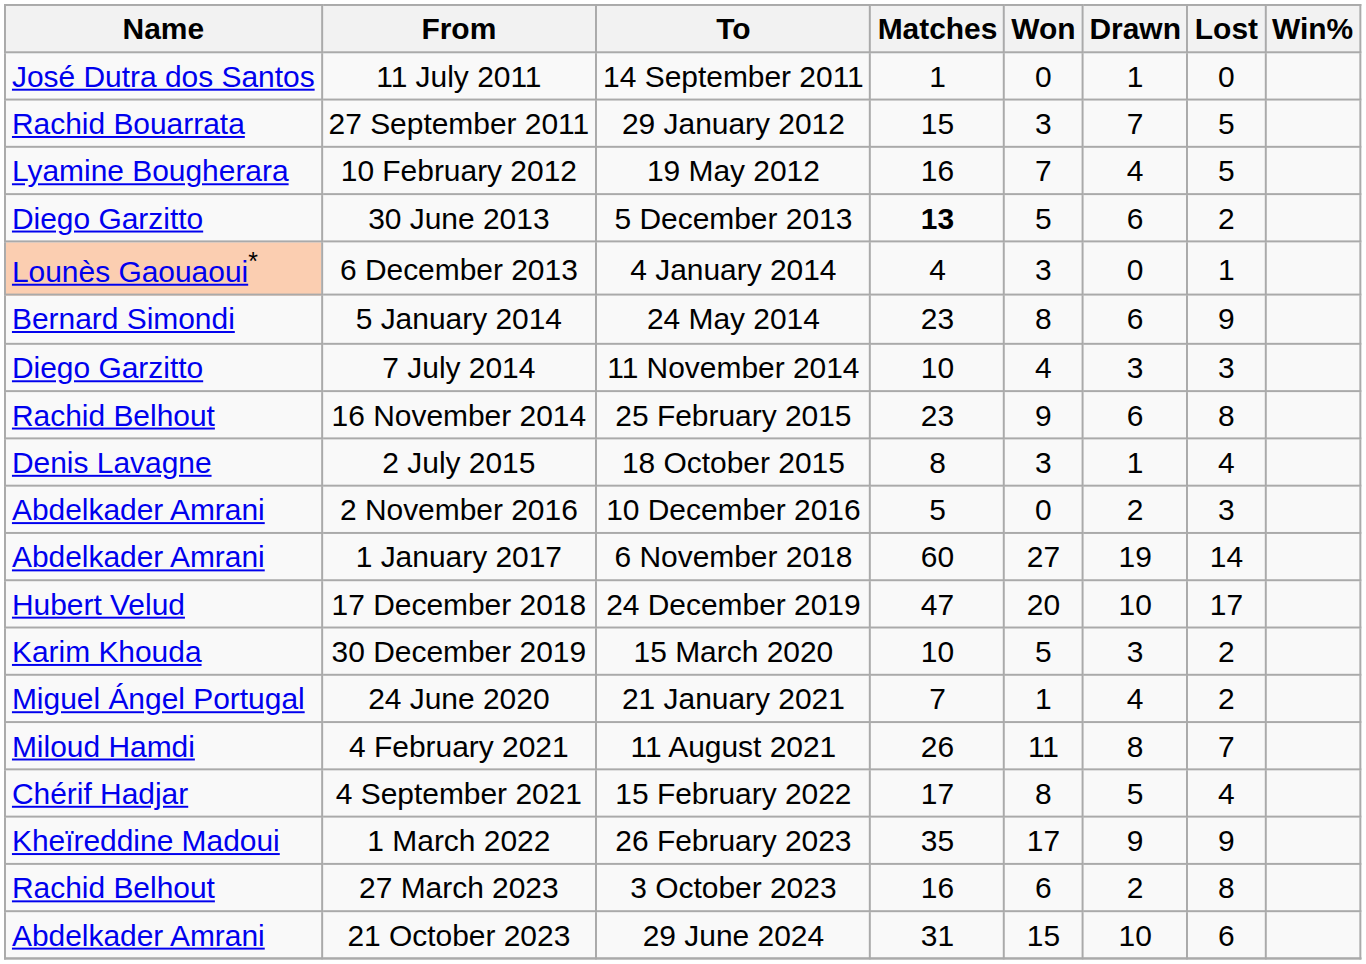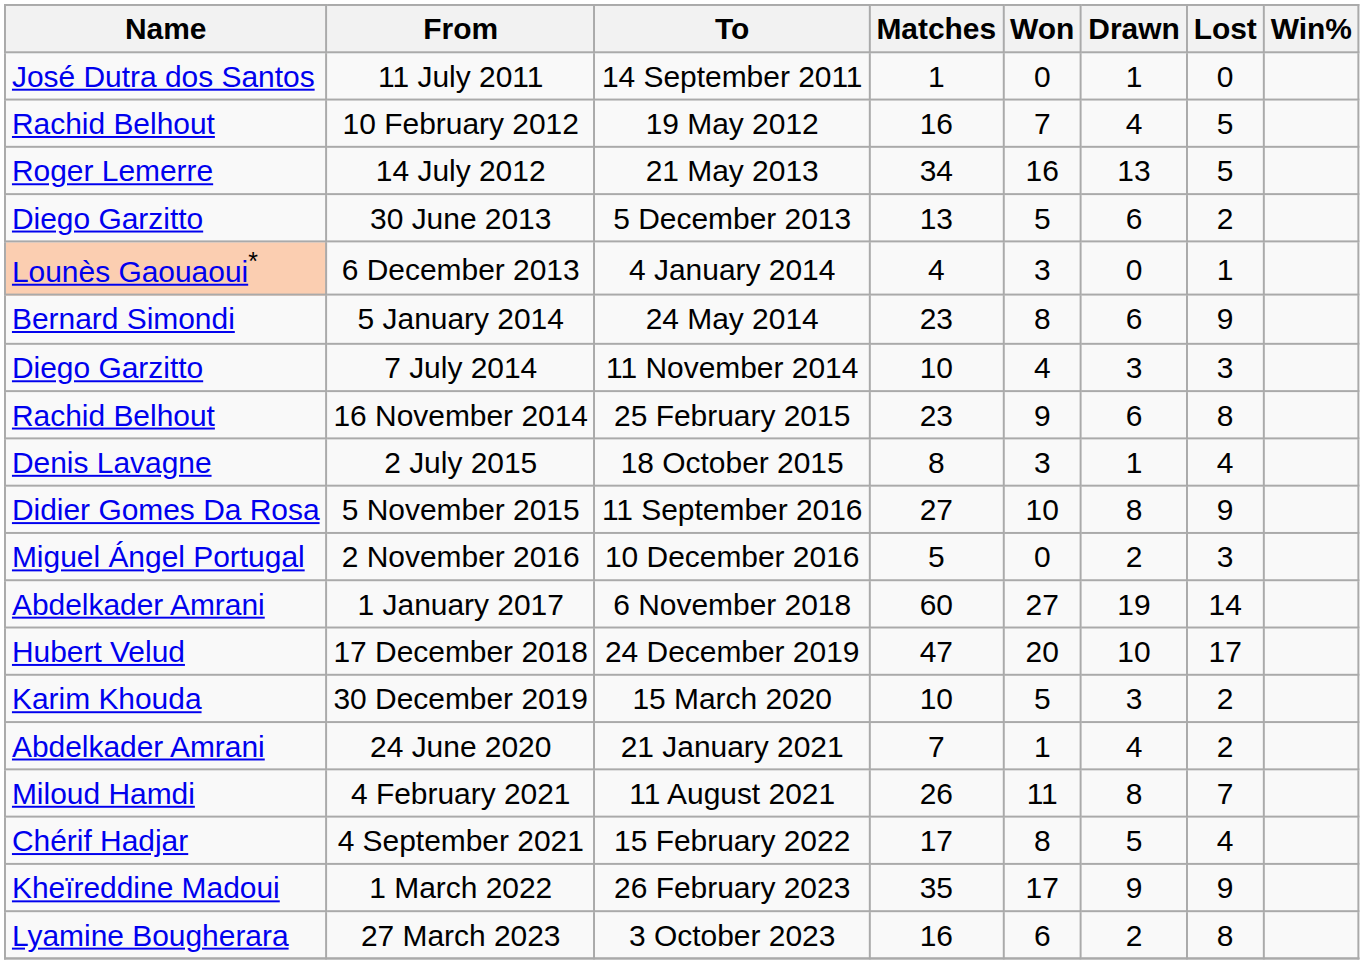- row: (459, 124)
(150, 171) Lyamine Bougherara -> (113, 124) Rachid Belhout
+ row: (461, 171)
(938, 218) bold -> (936, 218) normal
+ row: (461, 509)
(138, 509) Abdelkader Amrani -> (158, 556) Miguel Ángel Portugal
(158, 699) Miguel Ángel Portugal -> (138, 746) Abdelkader Amrani
(113, 888) Rachid Belhout -> (150, 936) Lyamine Bougherara
- row: (459, 936)
